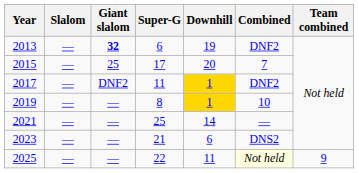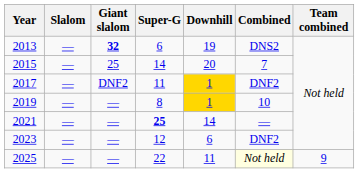(264, 45) DNF2 -> (264, 45) DNS2
(159, 64) 17 -> (159, 64) 14
(159, 121) normal -> (159, 121) bold
(159, 139) 21 -> (159, 139) 12
(264, 139) DNS2 -> (264, 139) DNF2
